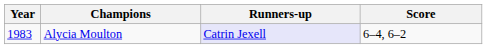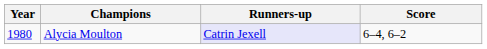(20, 33) 1983 -> (20, 33) 1980
